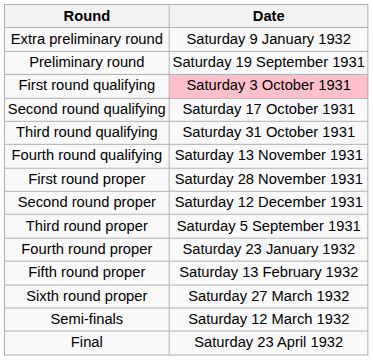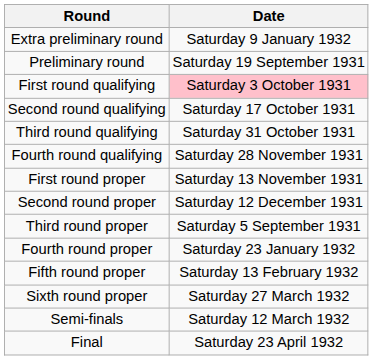(269, 156) Saturday 13 November 1931 -> (269, 156) Saturday 28 November 1931
(269, 179) Saturday 28 November 1931 -> (269, 179) Saturday 13 November 1931
